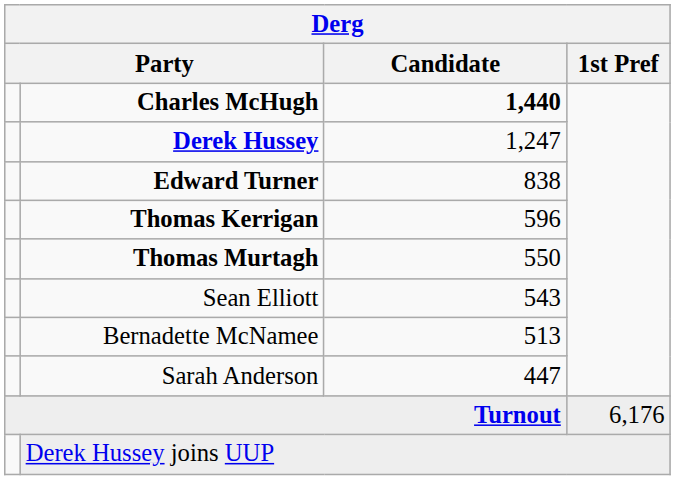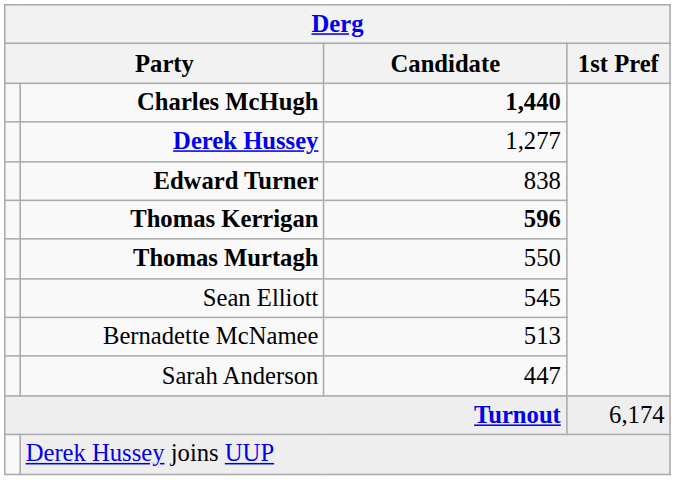(533, 141) 1,247 -> (533, 141) 1,277
(542, 219) normal -> (542, 219) bold
(542, 297) 543 -> (542, 297) 545
(637, 414) 6,176 -> (637, 414) 6,174
